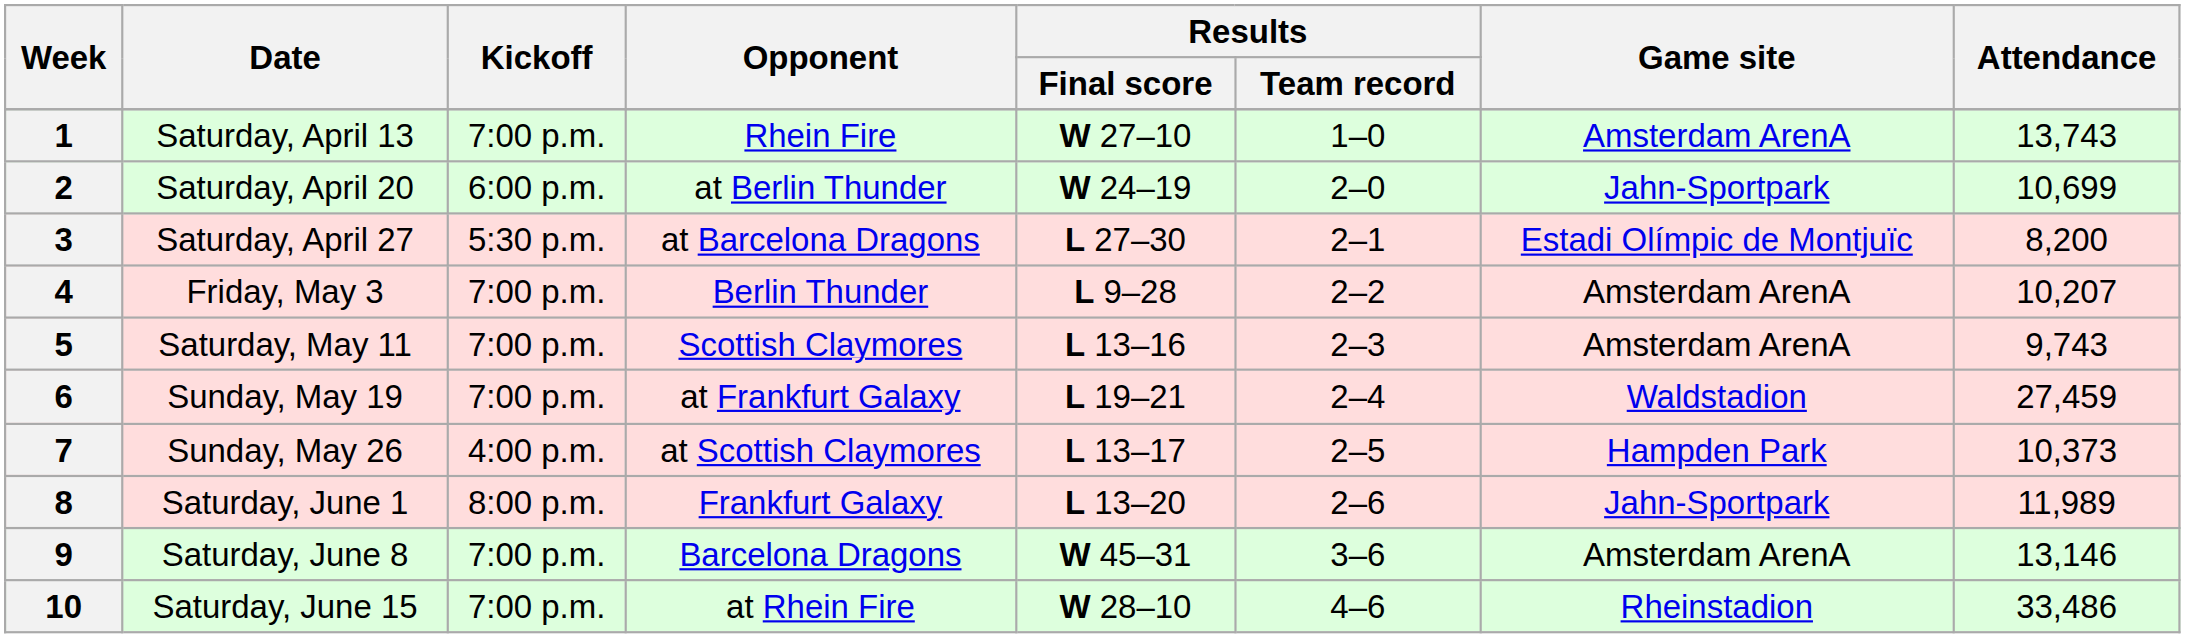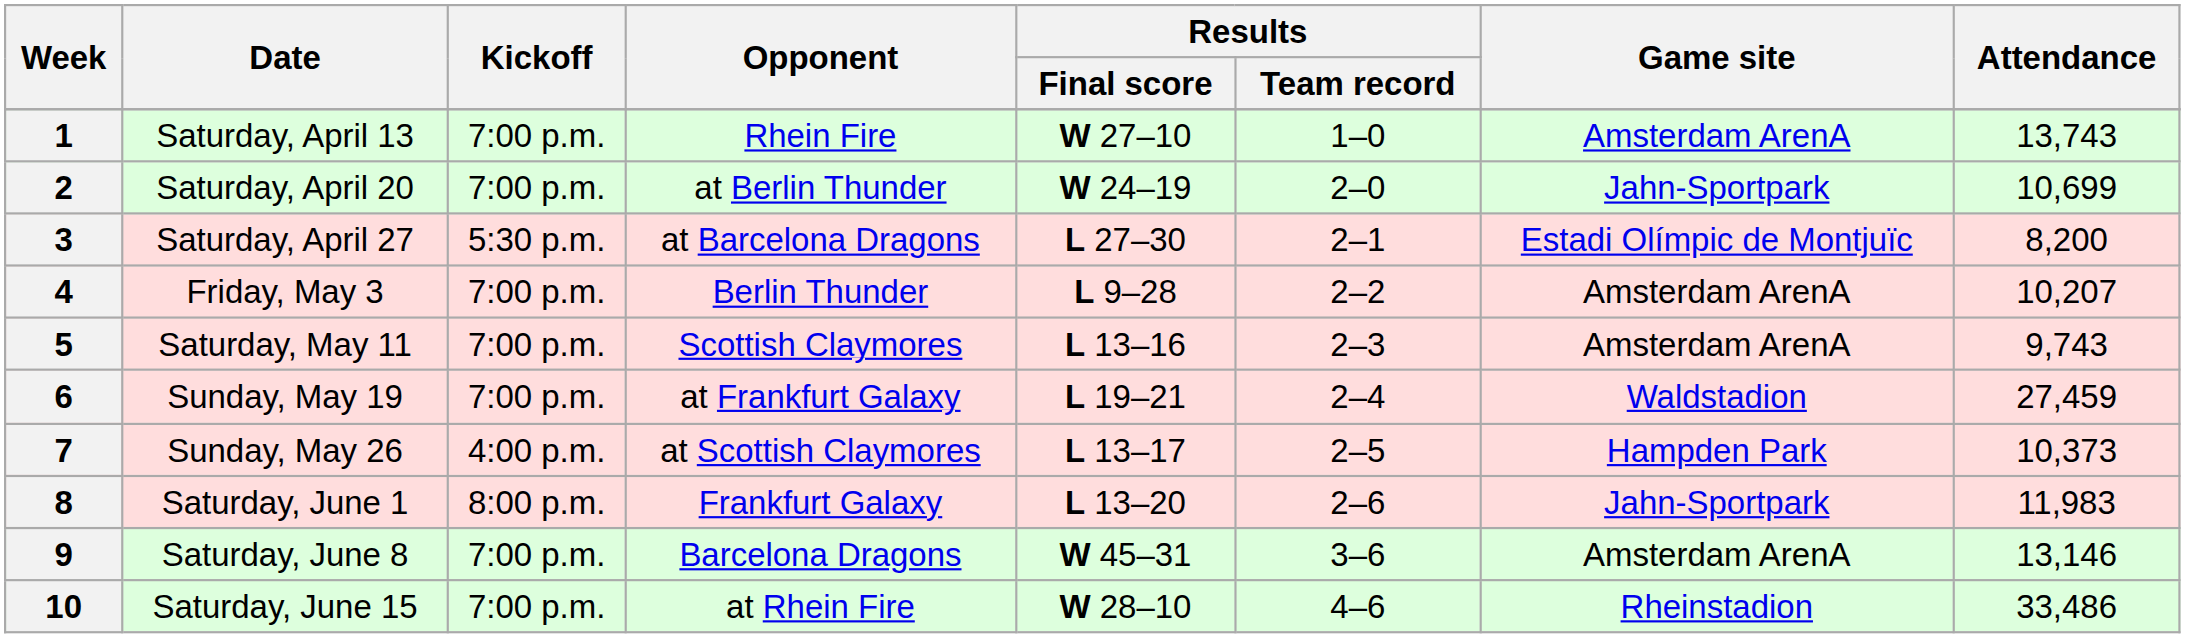(537, 188) 6:00 p.m. -> (537, 188) 7:00 p.m.
(2067, 501) 11,989 -> (2067, 501) 11,983
